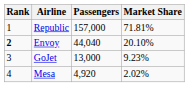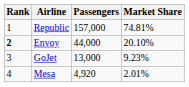(139, 27) 71.81% -> (139, 27) 74.81%
(87, 43) 44,040 -> (87, 43) 44,000
(136, 74) 2.02% -> (136, 74) 2.01%
